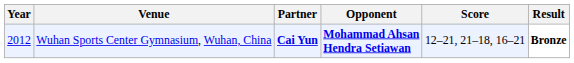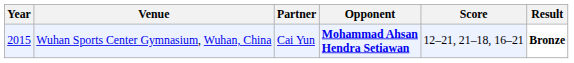(19, 41) 2012 -> (19, 41) 2015
(297, 41) bold -> (296, 41) normal
